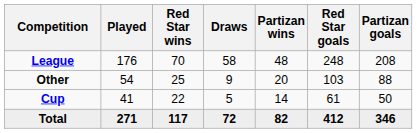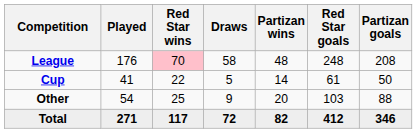(178, 60) no background -> (178, 60) pink background
rows swapped: (53, 99) <-> (53, 80)
